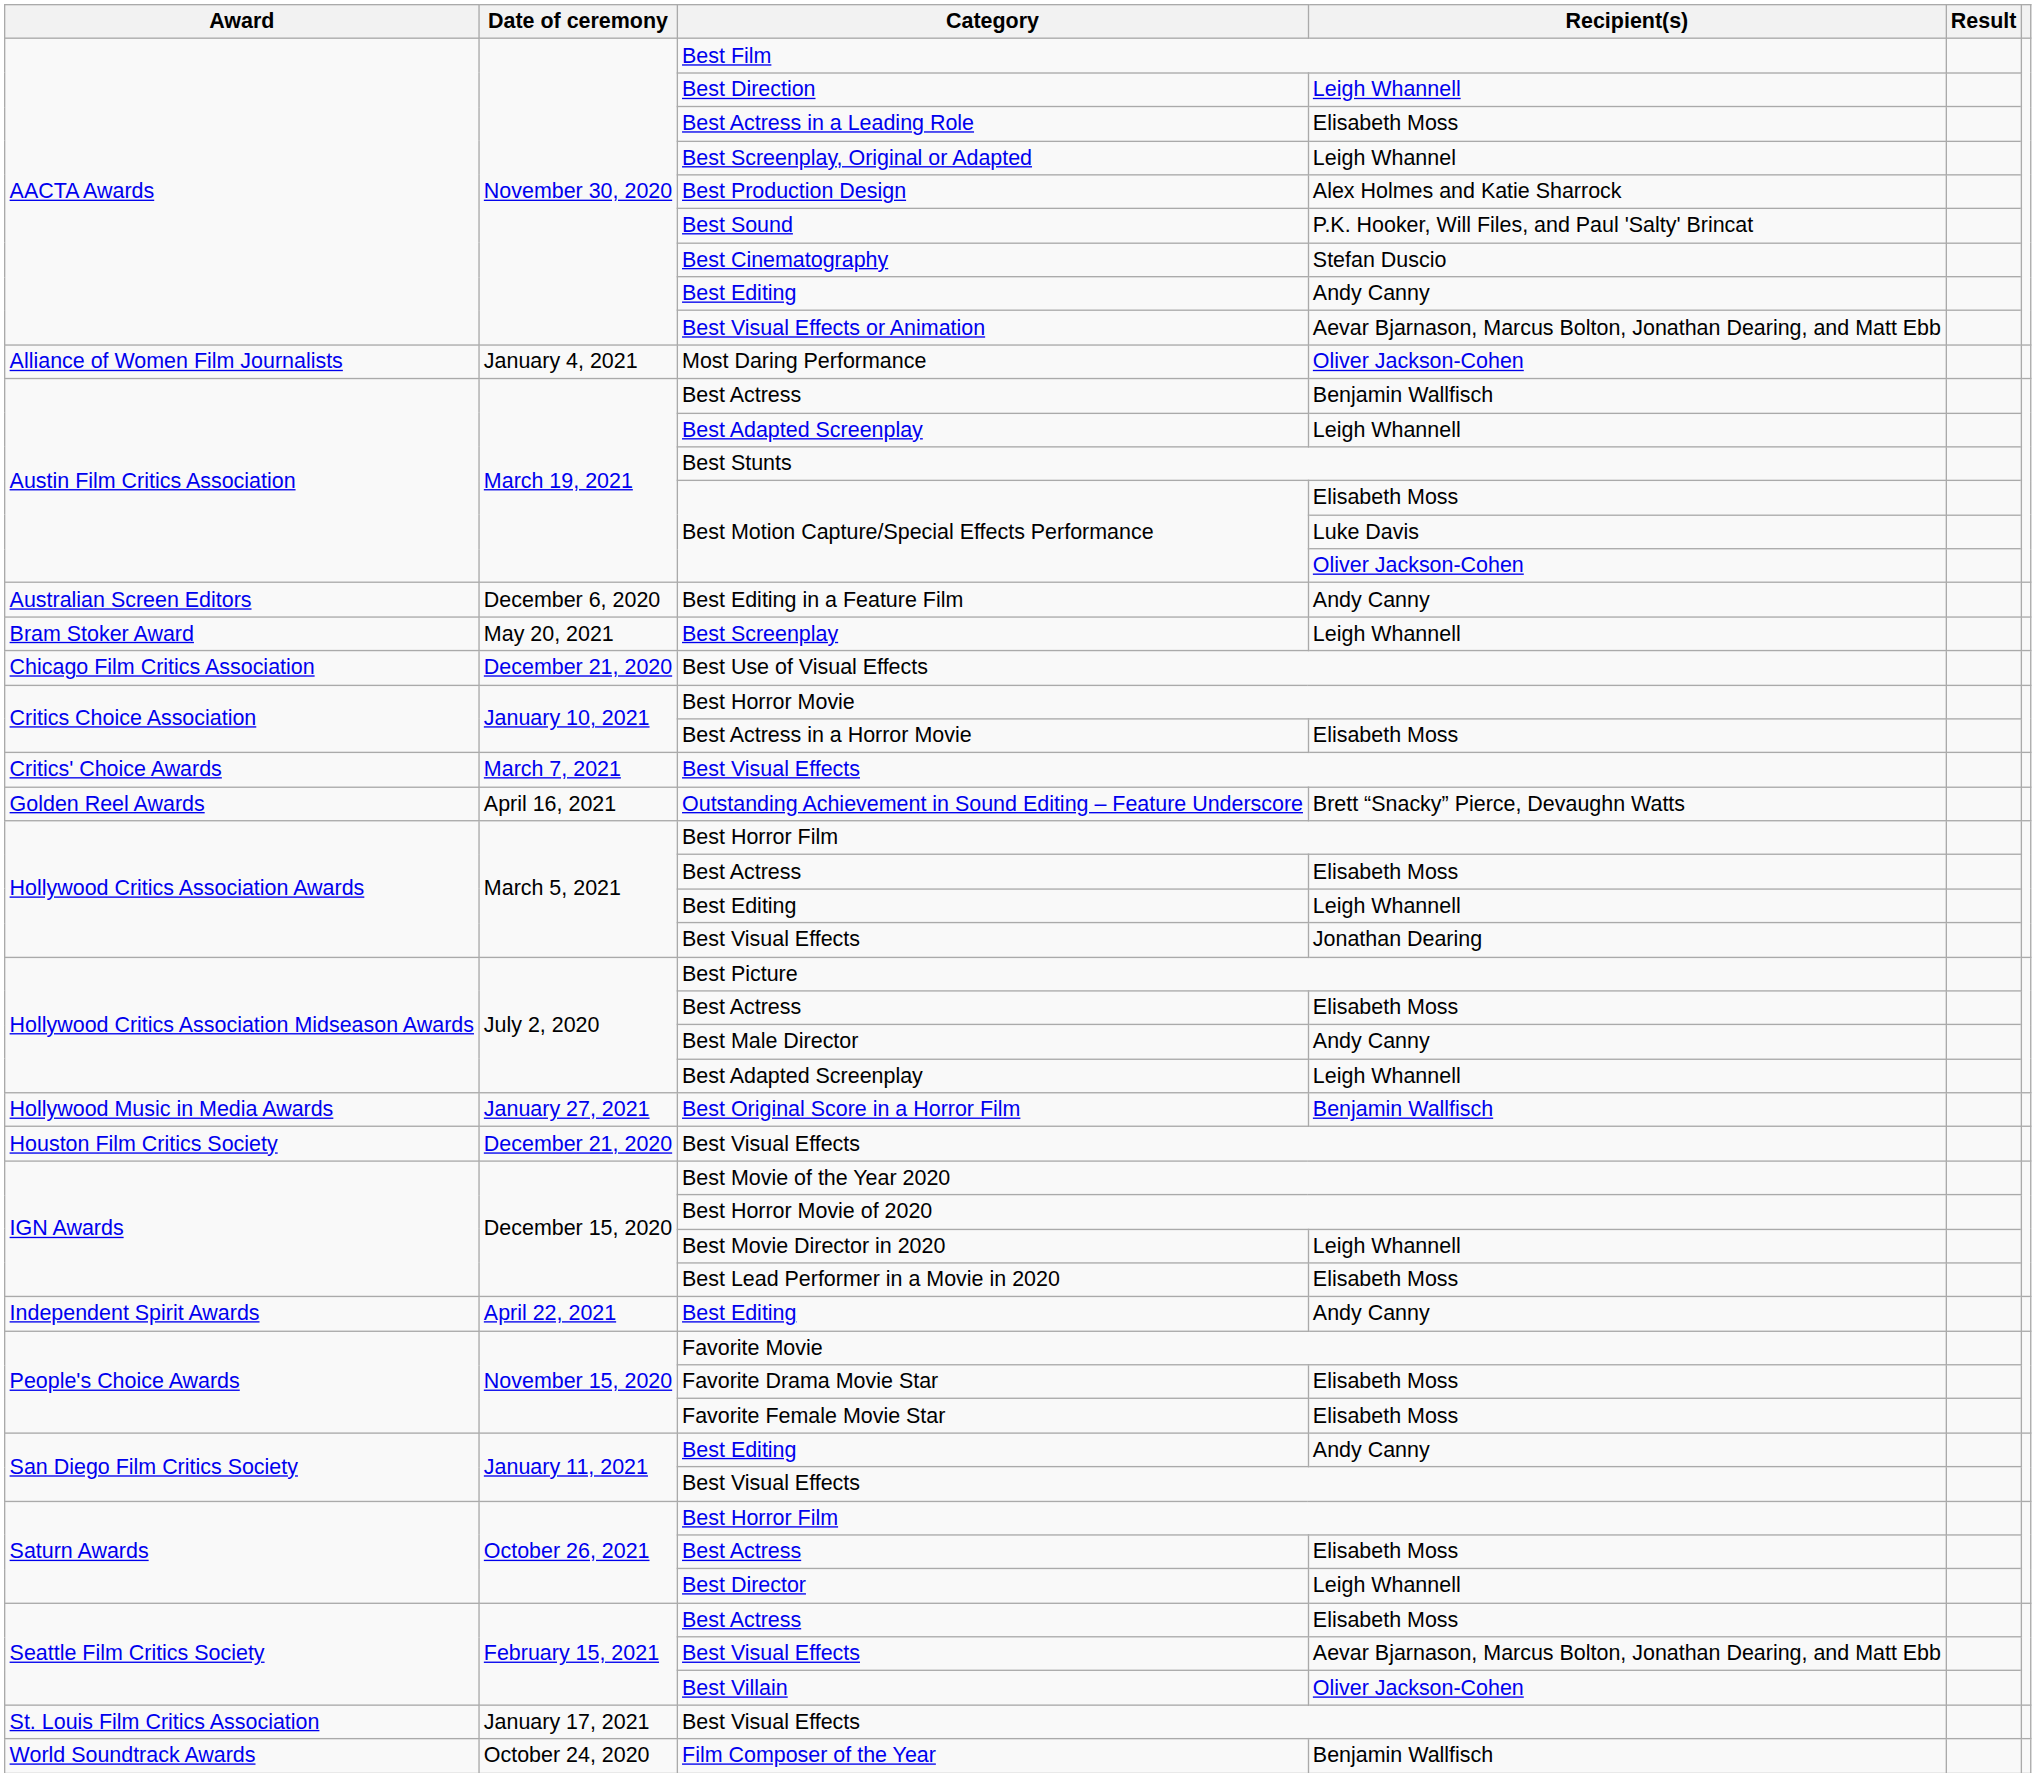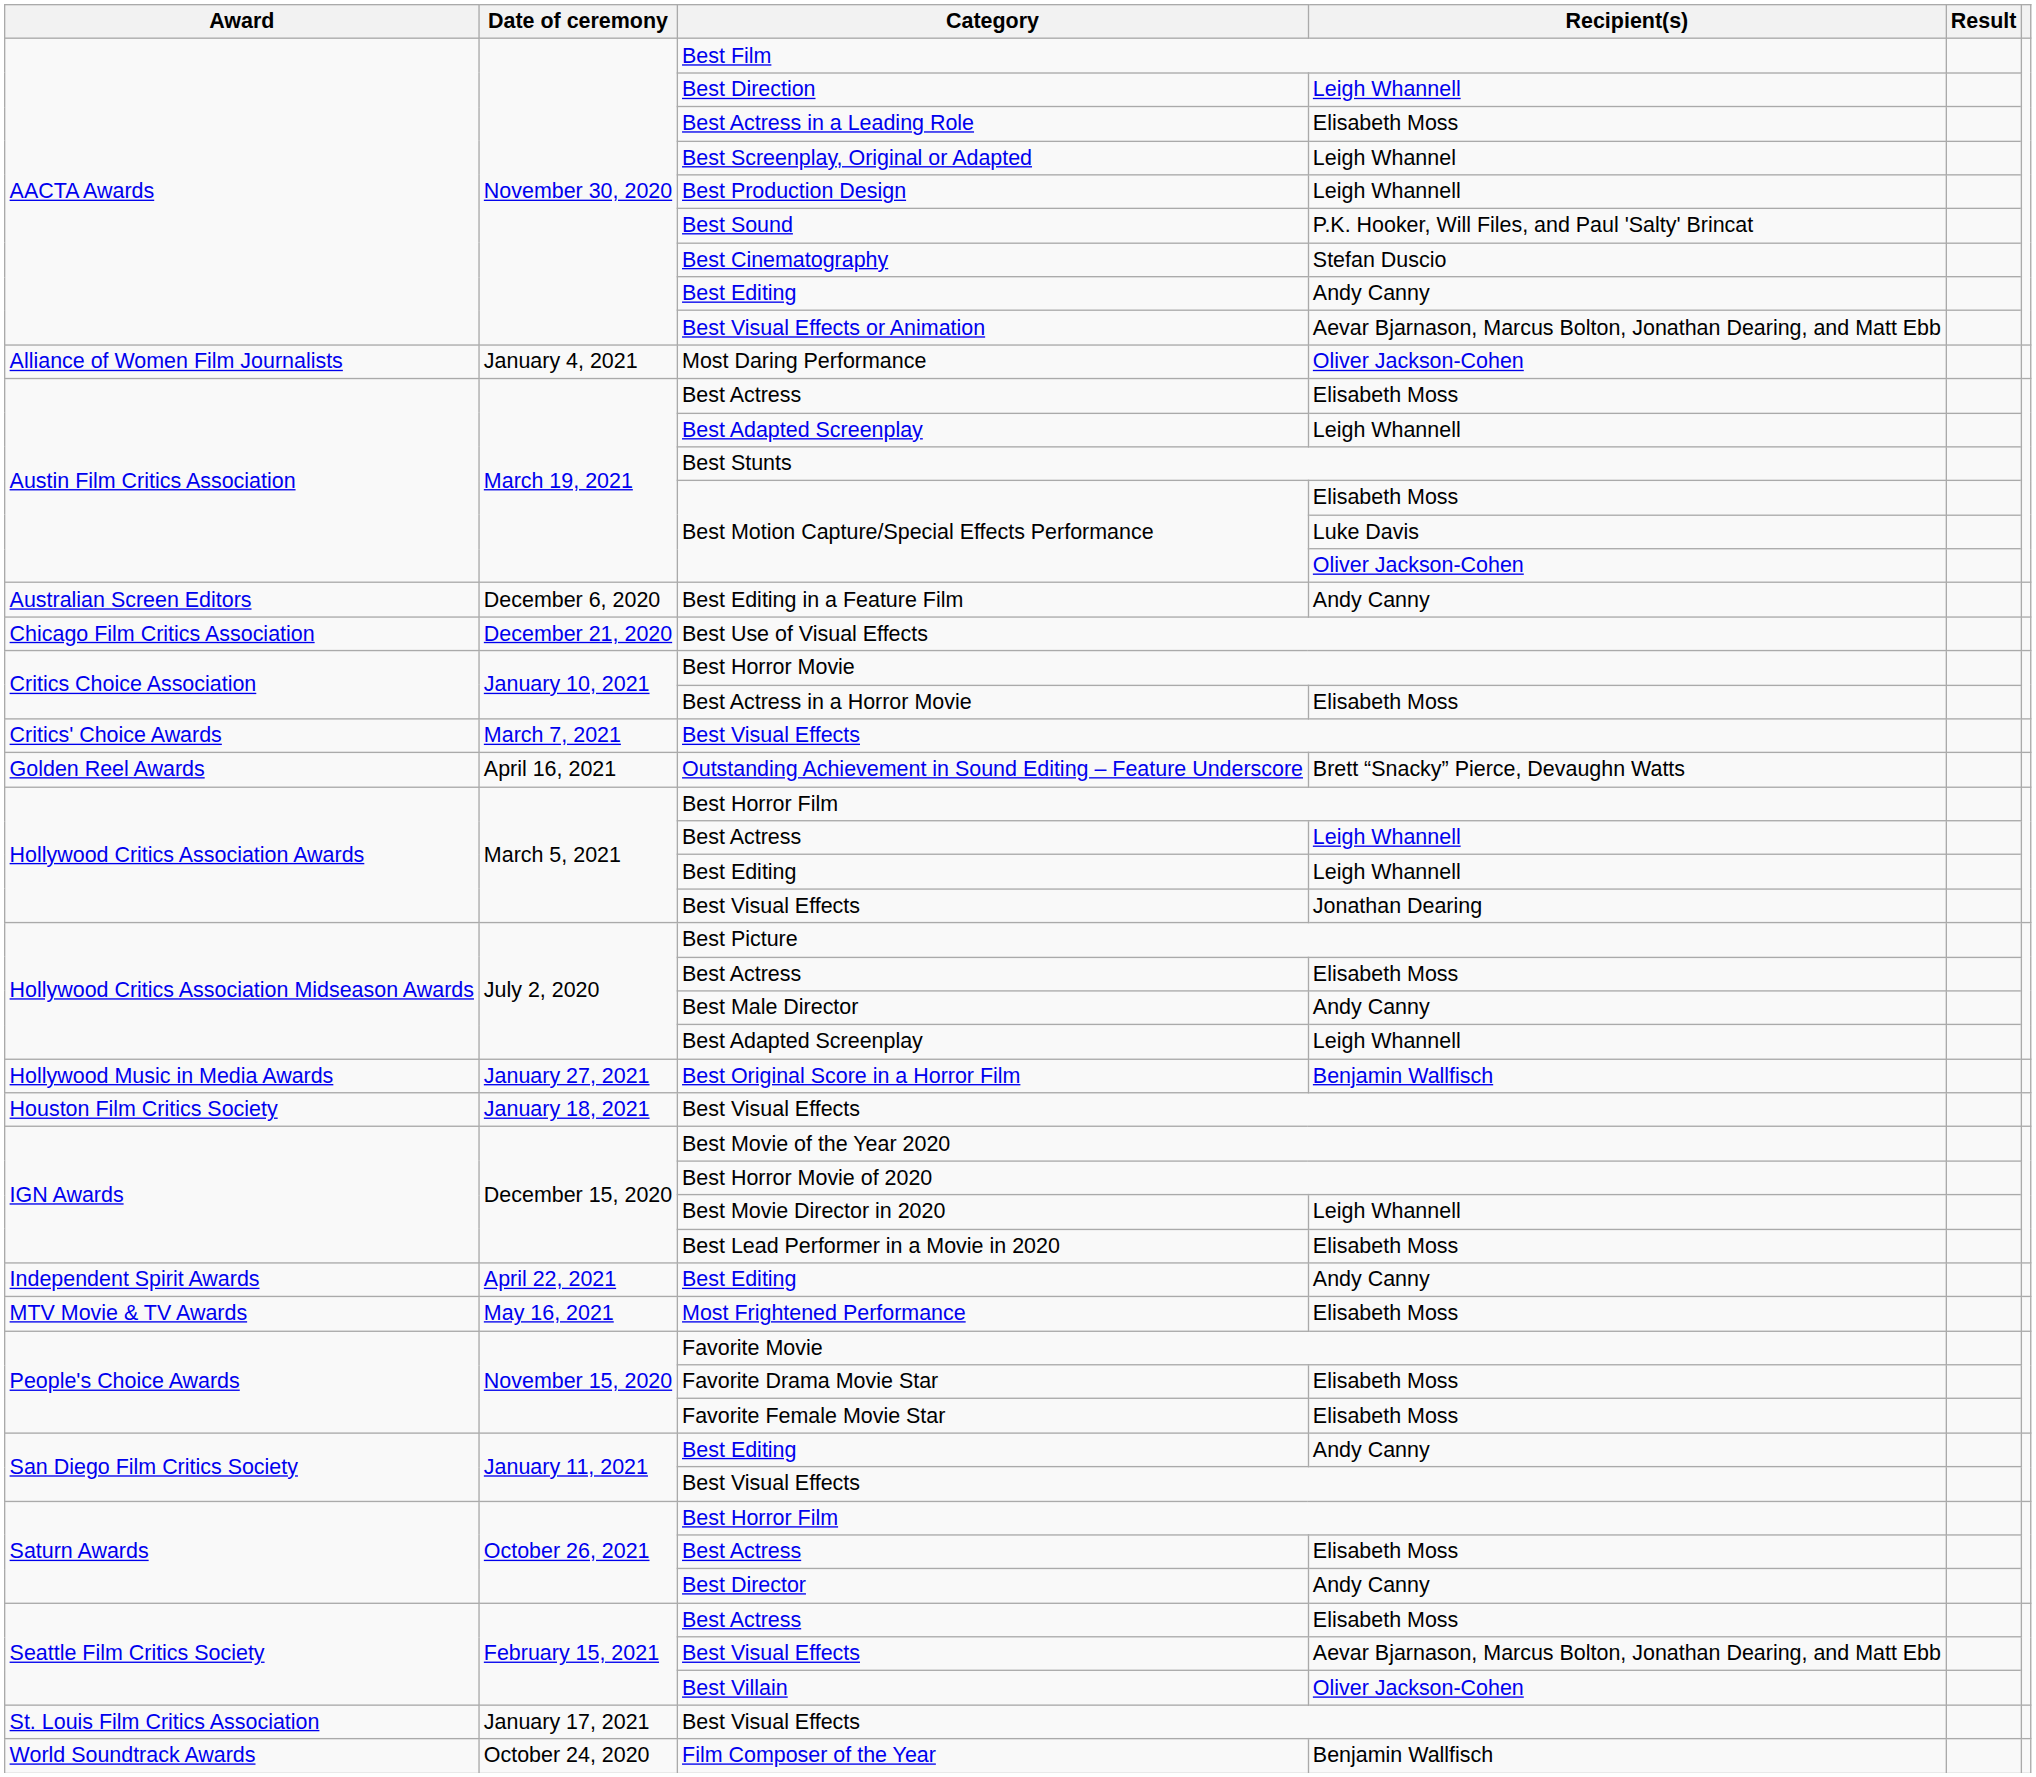(1467, 191) Alex Holmes and Katie Sharrock -> (1387, 191) Leigh Whannell
(1403, 395) Benjamin Wallfisch -> (1386, 395) Elisabeth Moss
- row: (102, 633)
(1386, 871) Elisabeth Moss -> (1387, 837) Leigh Whannell
(578, 1143) December 21, 2020 -> (567, 1109) January 18, 2021
+ row: (128, 1313)
(1387, 1585) Leigh Whannell -> (1371, 1585) Andy Canny
